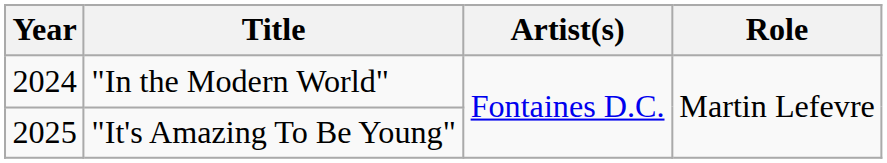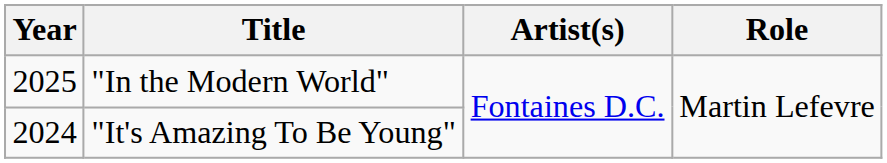(45, 81) 2024 -> (45, 81) 2025
(45, 132) 2025 -> (45, 132) 2024
